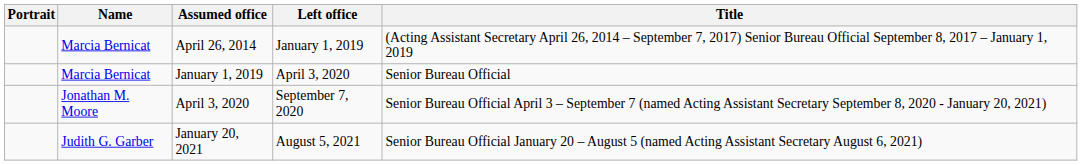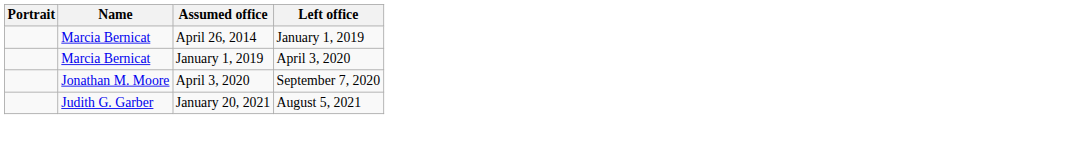- column: (730, 15)
